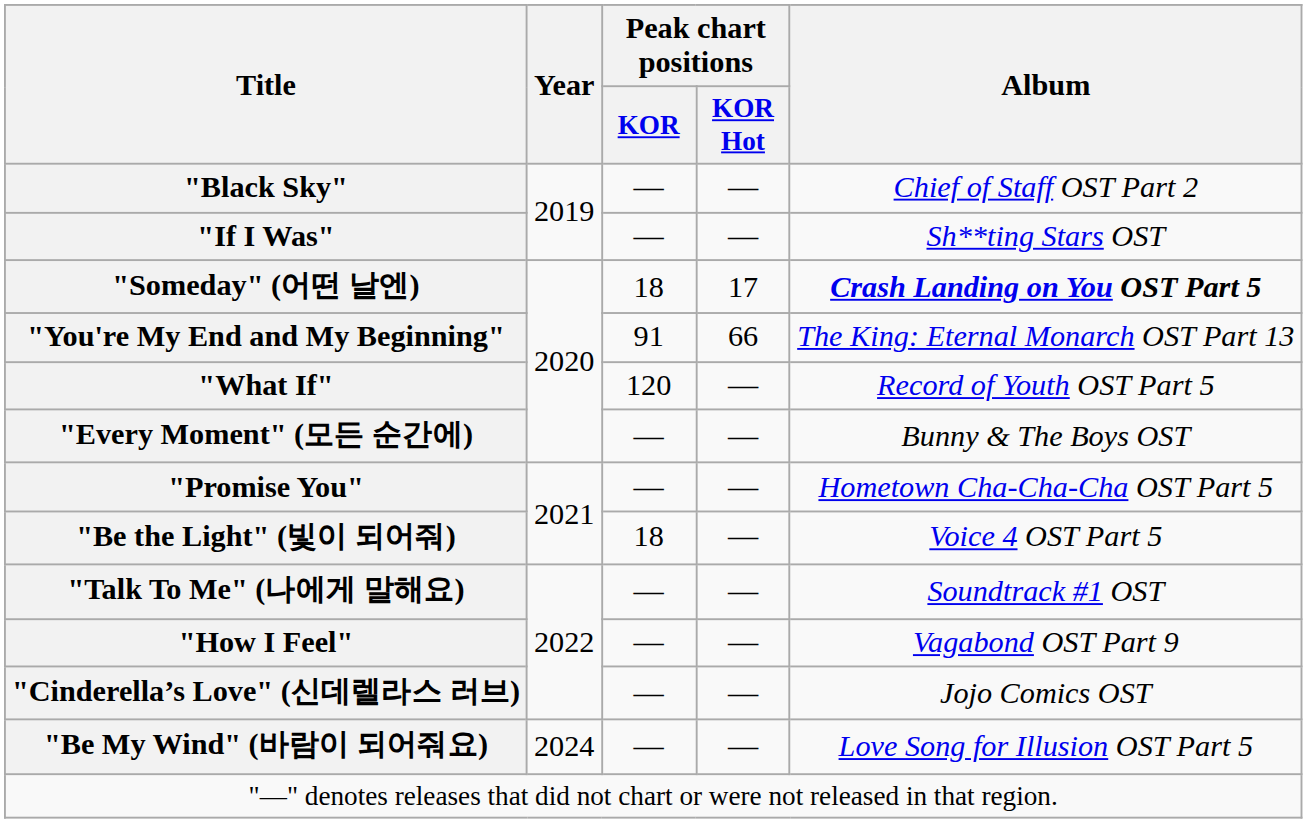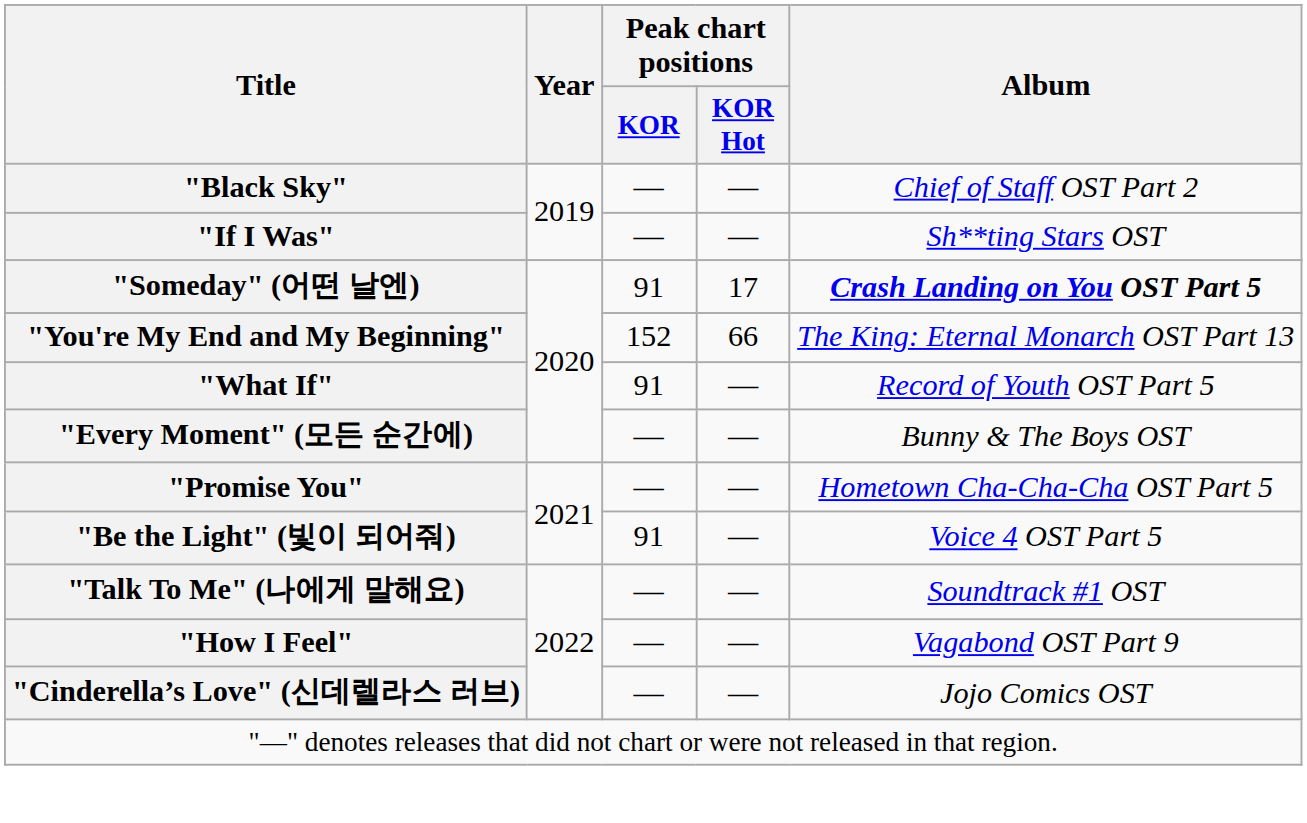(649, 286) 18 -> (649, 286) 91
(649, 337) 91 -> (649, 337) 152
(649, 384) 120 -> (649, 384) 91
(649, 537) 18 -> (649, 537) 91
- row: (266, 745)
